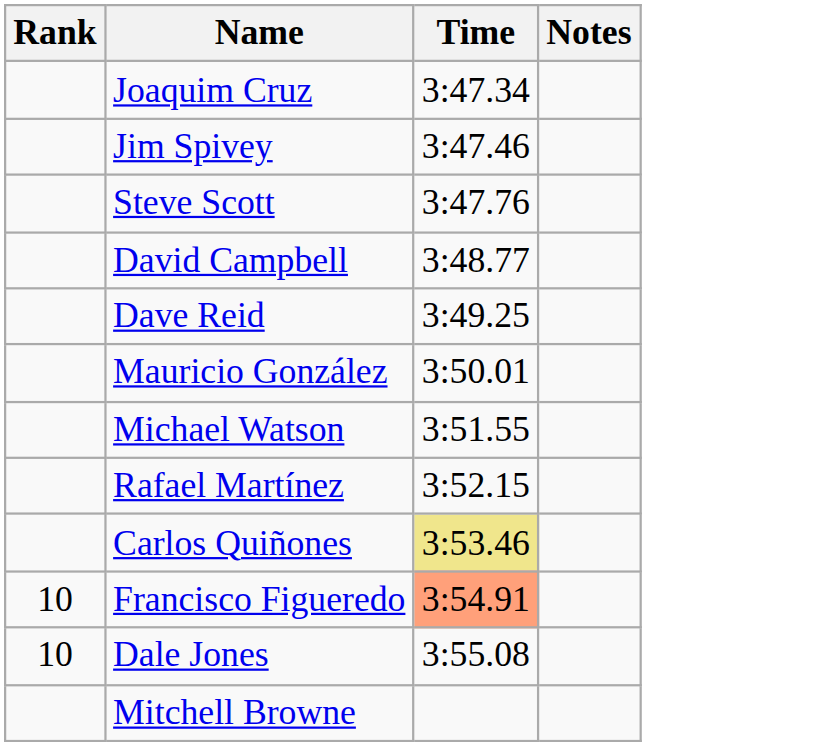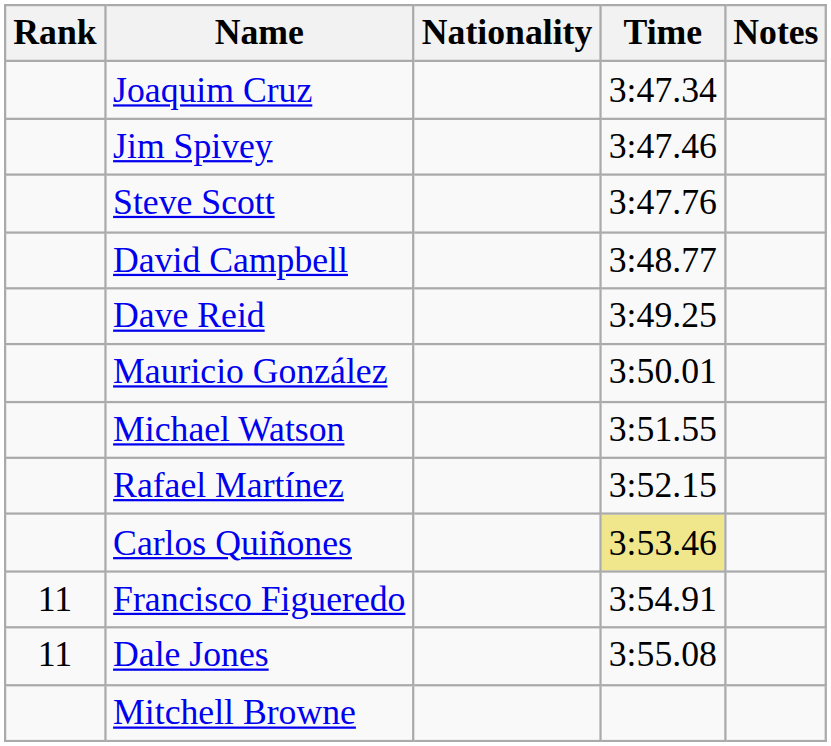+ column: (507, 32)
(55, 598) 10 -> (55, 598) 11
(476, 598) lightsalmon background -> (663, 598) no background
(55, 655) 10 -> (55, 655) 11
